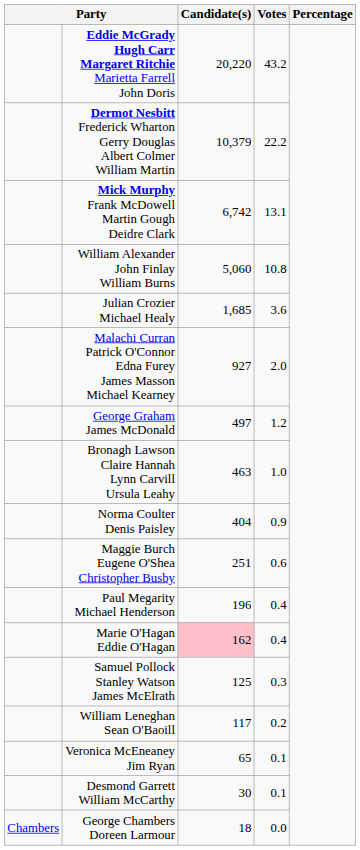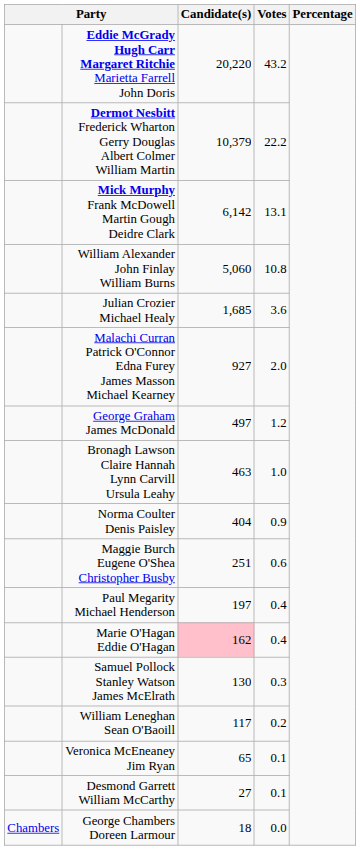(237, 212) 6,742 -> (237, 212) 6,142
(242, 605) 196 -> (242, 605) 197
(242, 681) 125 -> (242, 681) 130
(245, 793) 30 -> (245, 793) 27
